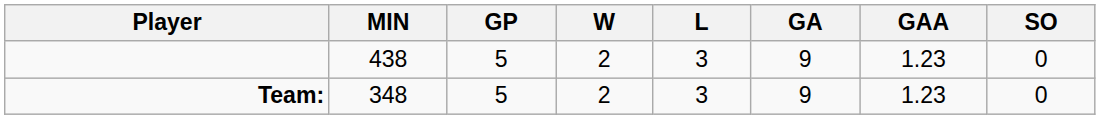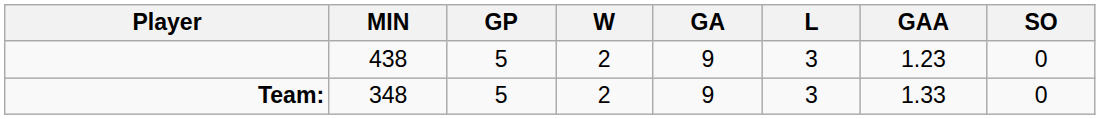columns swapped: (702, 22) <-> (805, 22)
(923, 95) 1.23 -> (923, 95) 1.33
